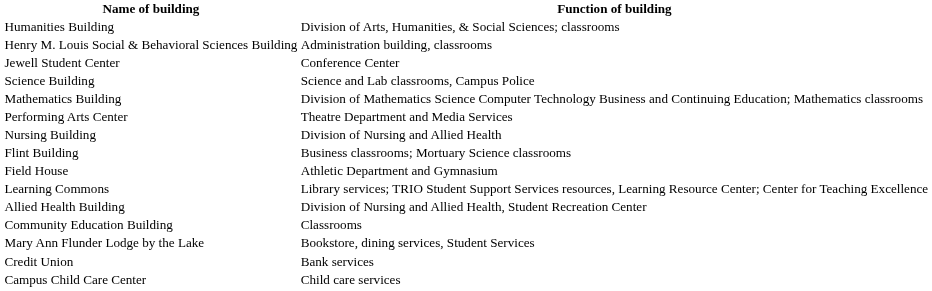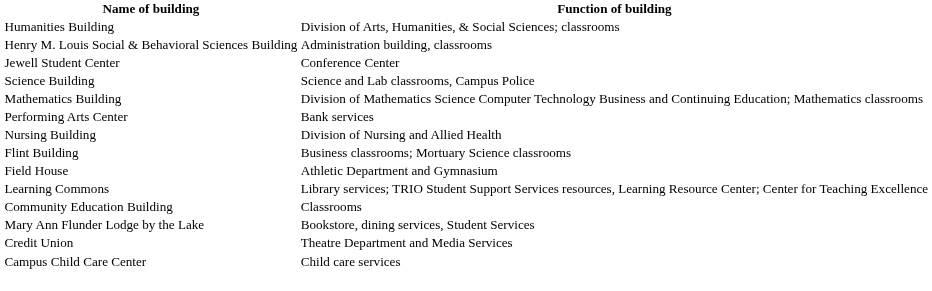(407, 117) Theatre Department and Media Services -> (337, 117) Bank services
- row: (65, 207)
(337, 261) Bank services -> (407, 243) Theatre Department and Media Services
